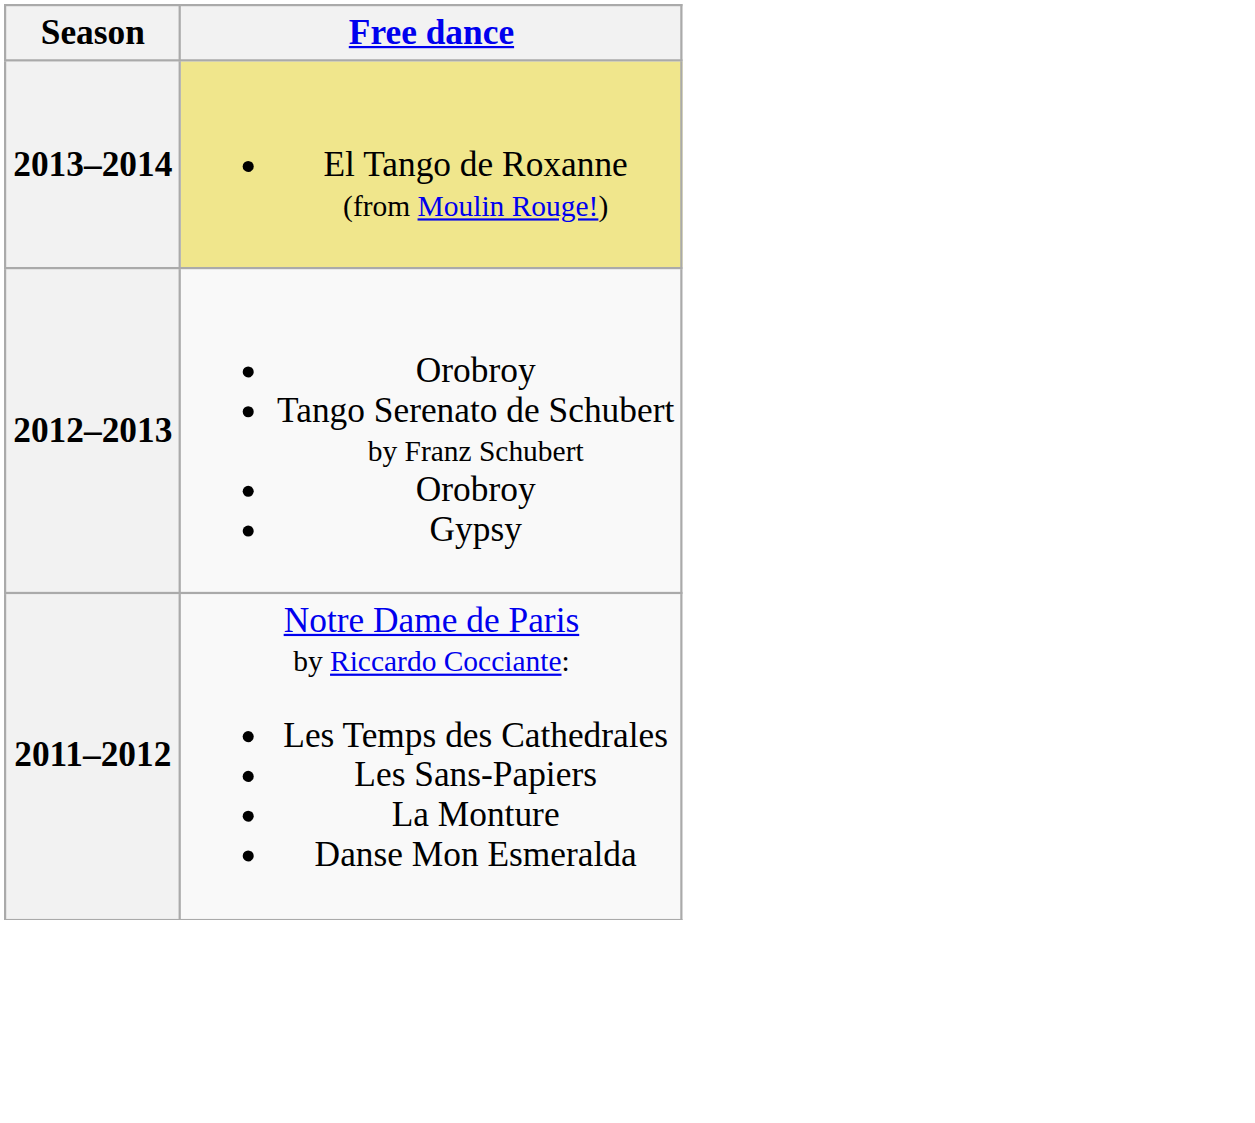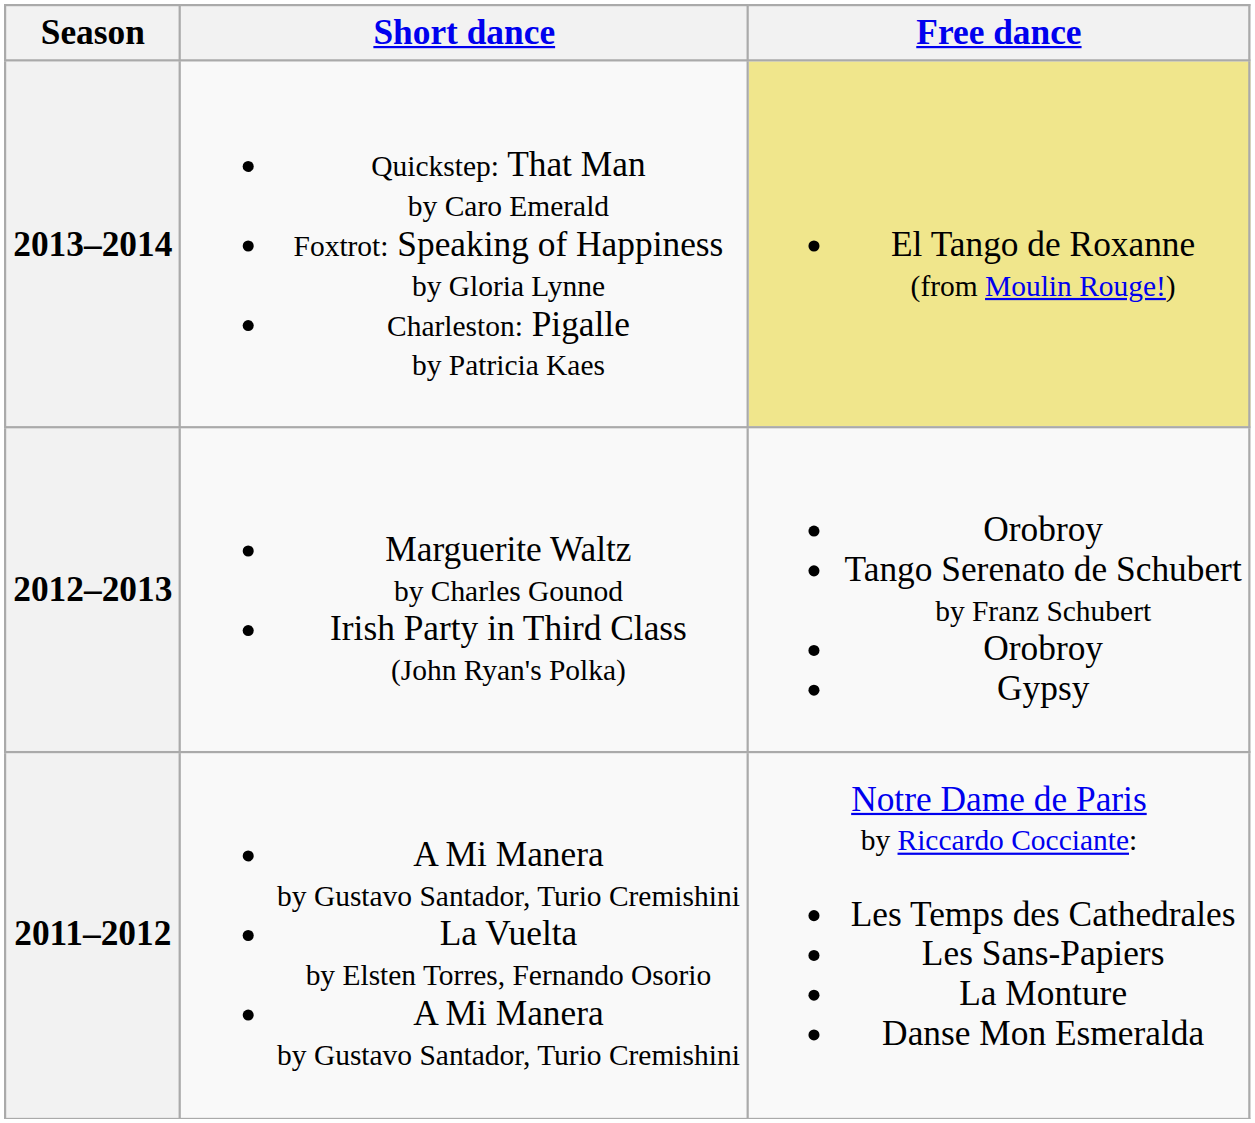+ column: (464, 32)
